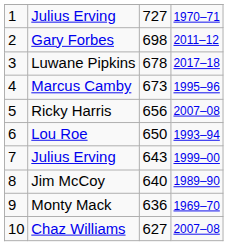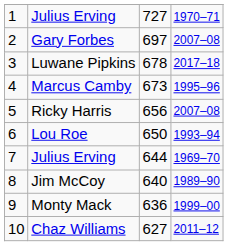(155, 39) 698 -> (155, 39) 697
(196, 40) 2011–12 -> (197, 40) 2007–08
(155, 157) 643 -> (155, 157) 644
(197, 158) 1999–00 -> (197, 158) 1969–70
(197, 205) 1969–70 -> (197, 205) 1999–00
(197, 229) 2007–08 -> (196, 229) 2011–12
